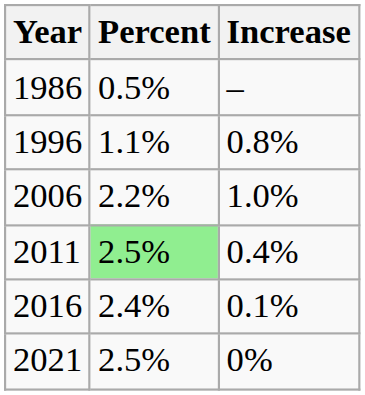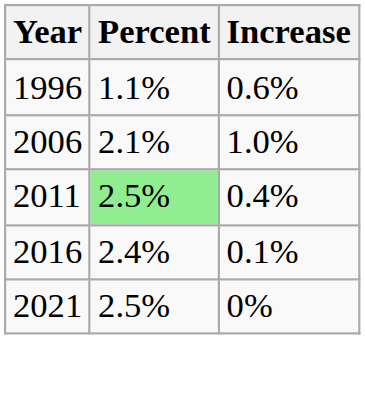- row: (48, 86)
(263, 141) 0.8% -> (263, 86) 0.6%
(134, 196) 2.2% -> (134, 141) 2.1%
